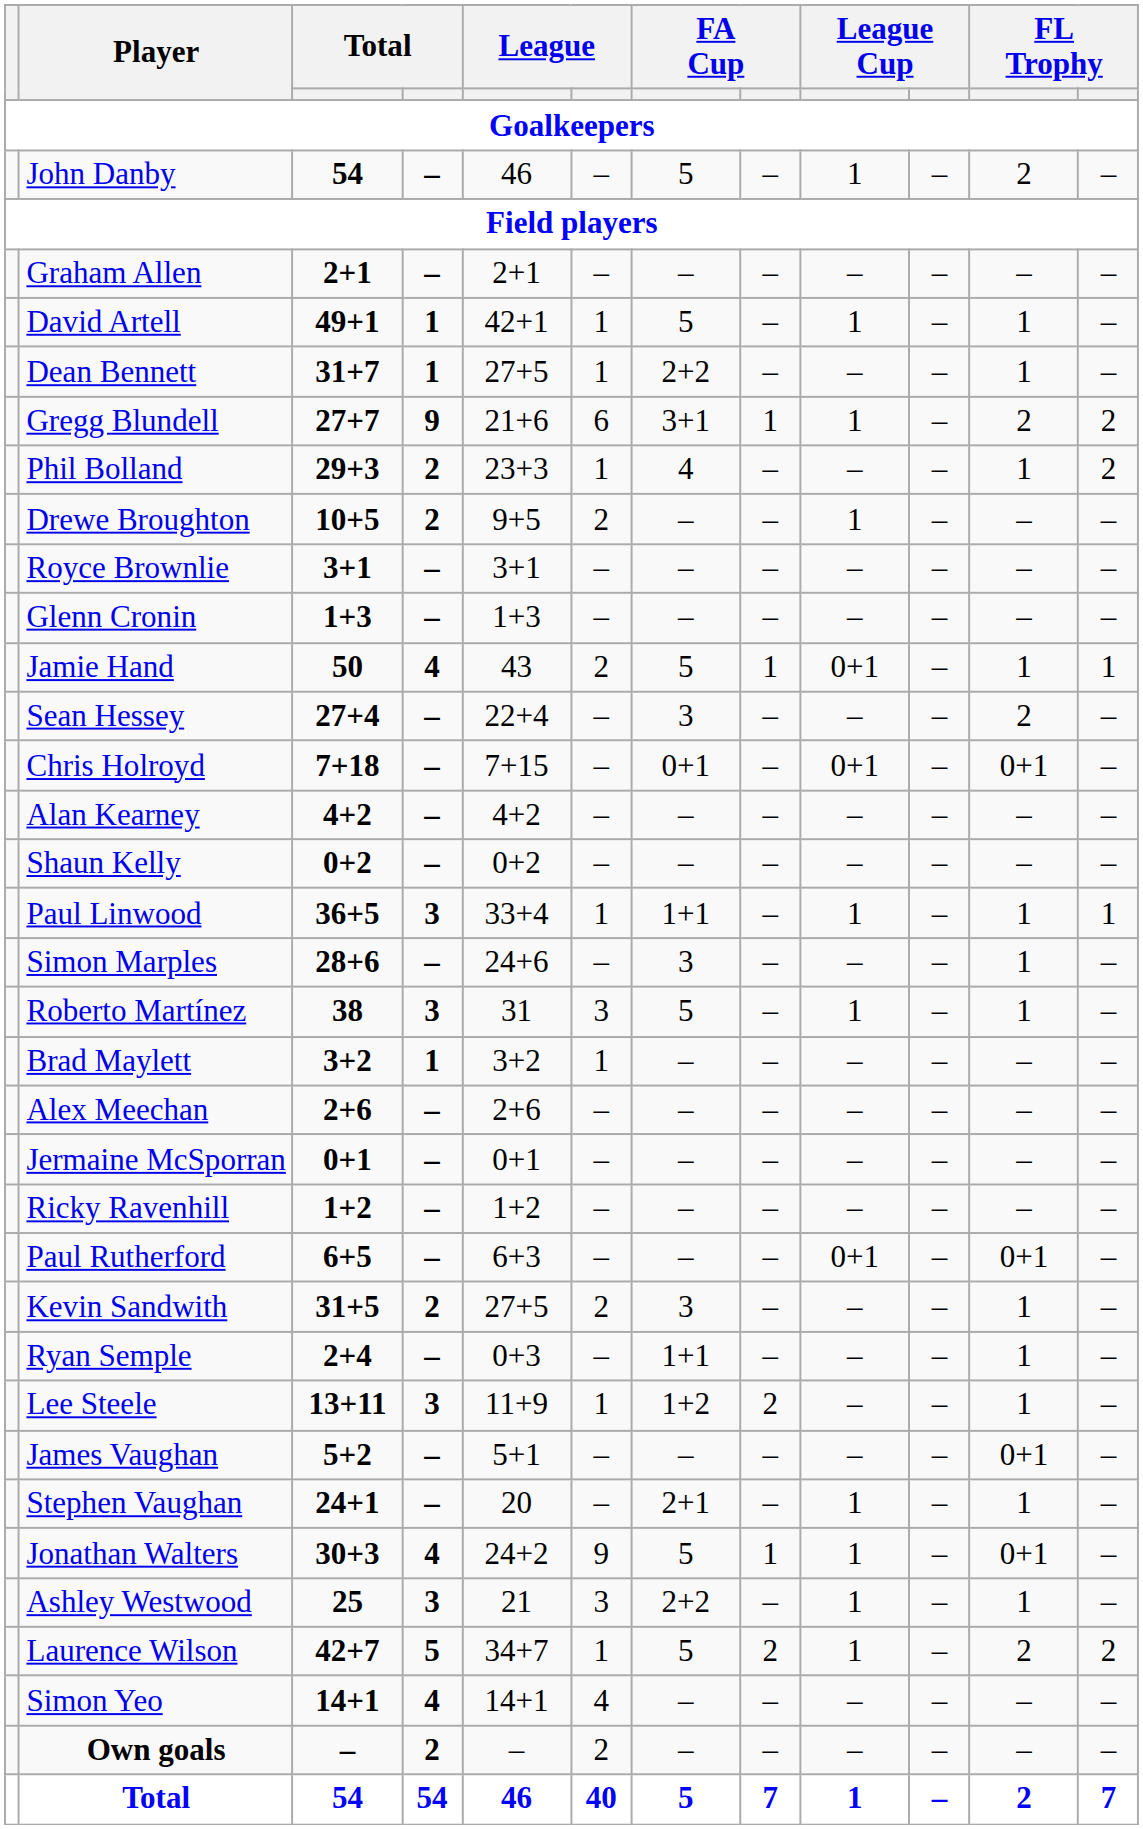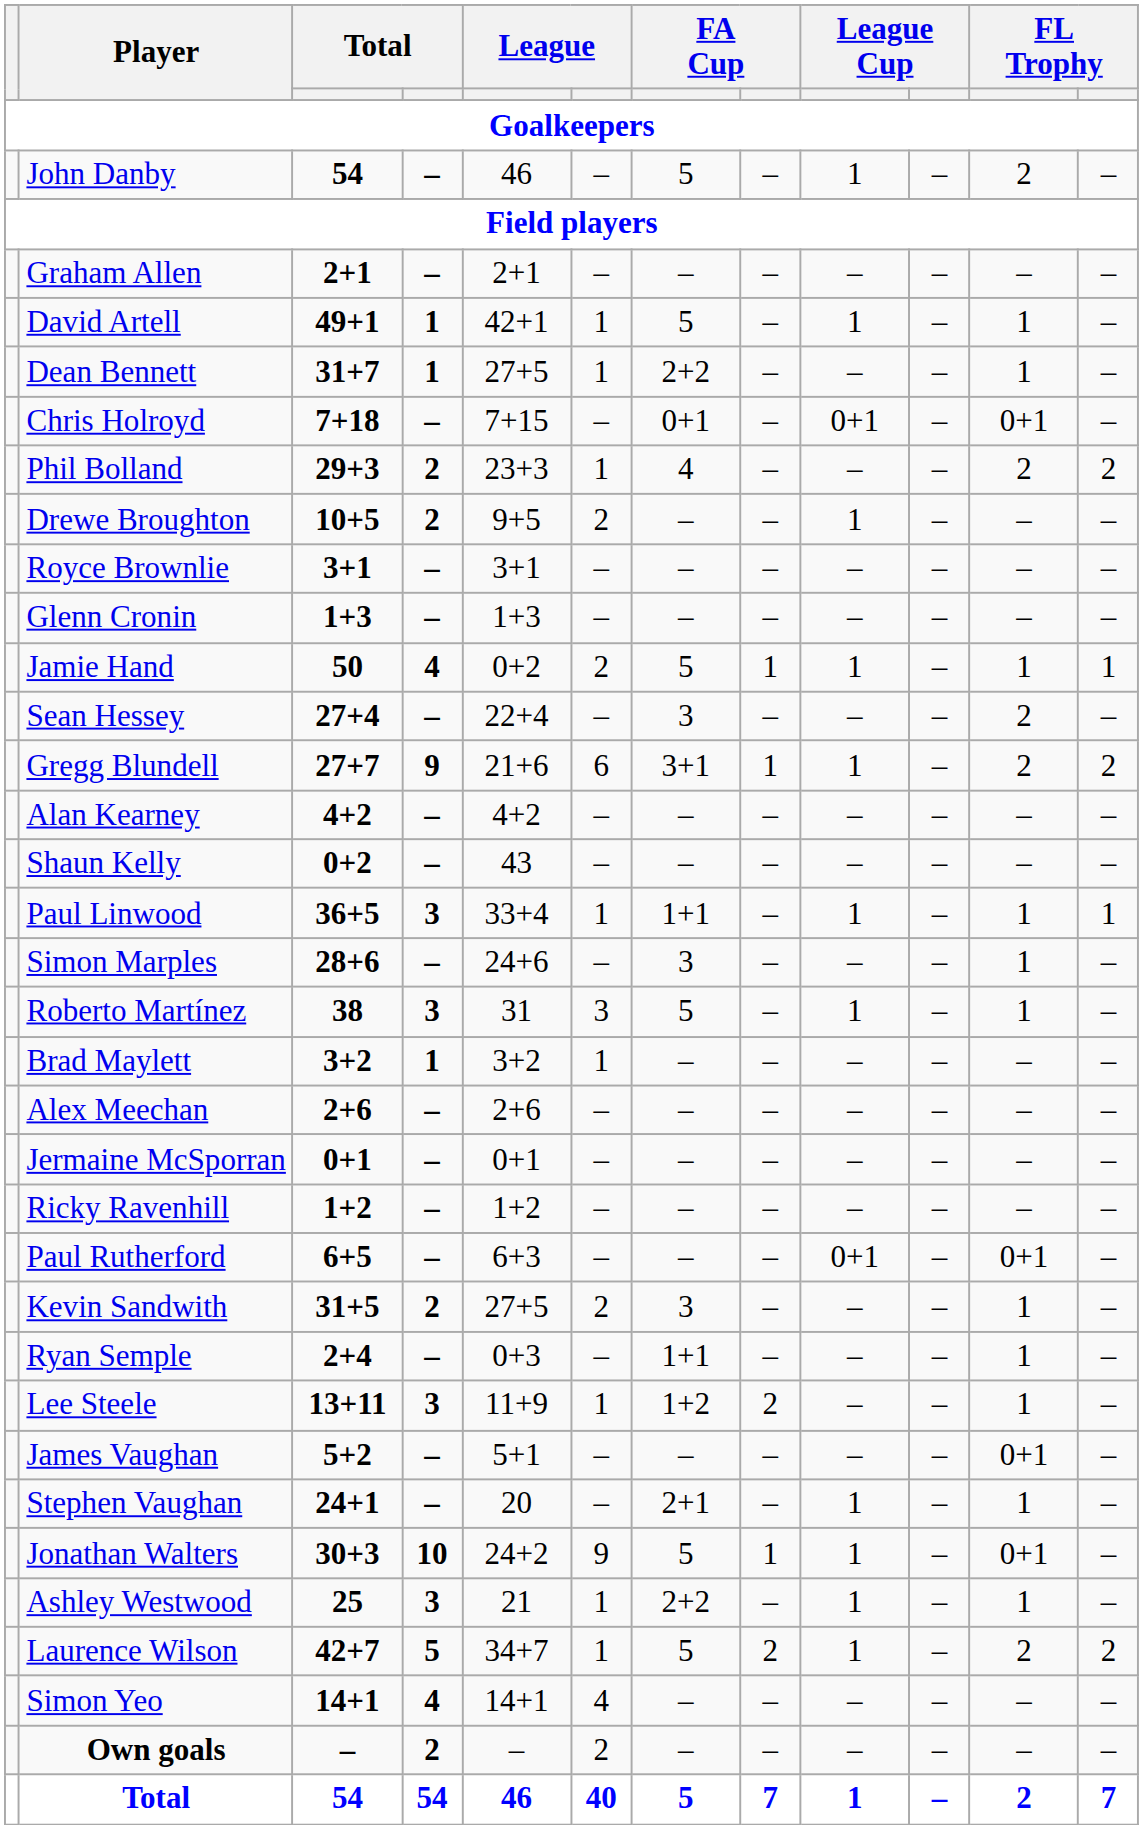rows swapped: (123, 420) <-> (116, 765)
(1024, 469) 1 -> (1024, 469) 2
(517, 666) 43 -> (517, 666) 0+2
(855, 666) 0+1 -> (855, 666) 1
(517, 863) 0+2 -> (517, 863) 43
(432, 1552) 4 -> (432, 1552) 10
(601, 1601) 3 -> (601, 1601) 1
